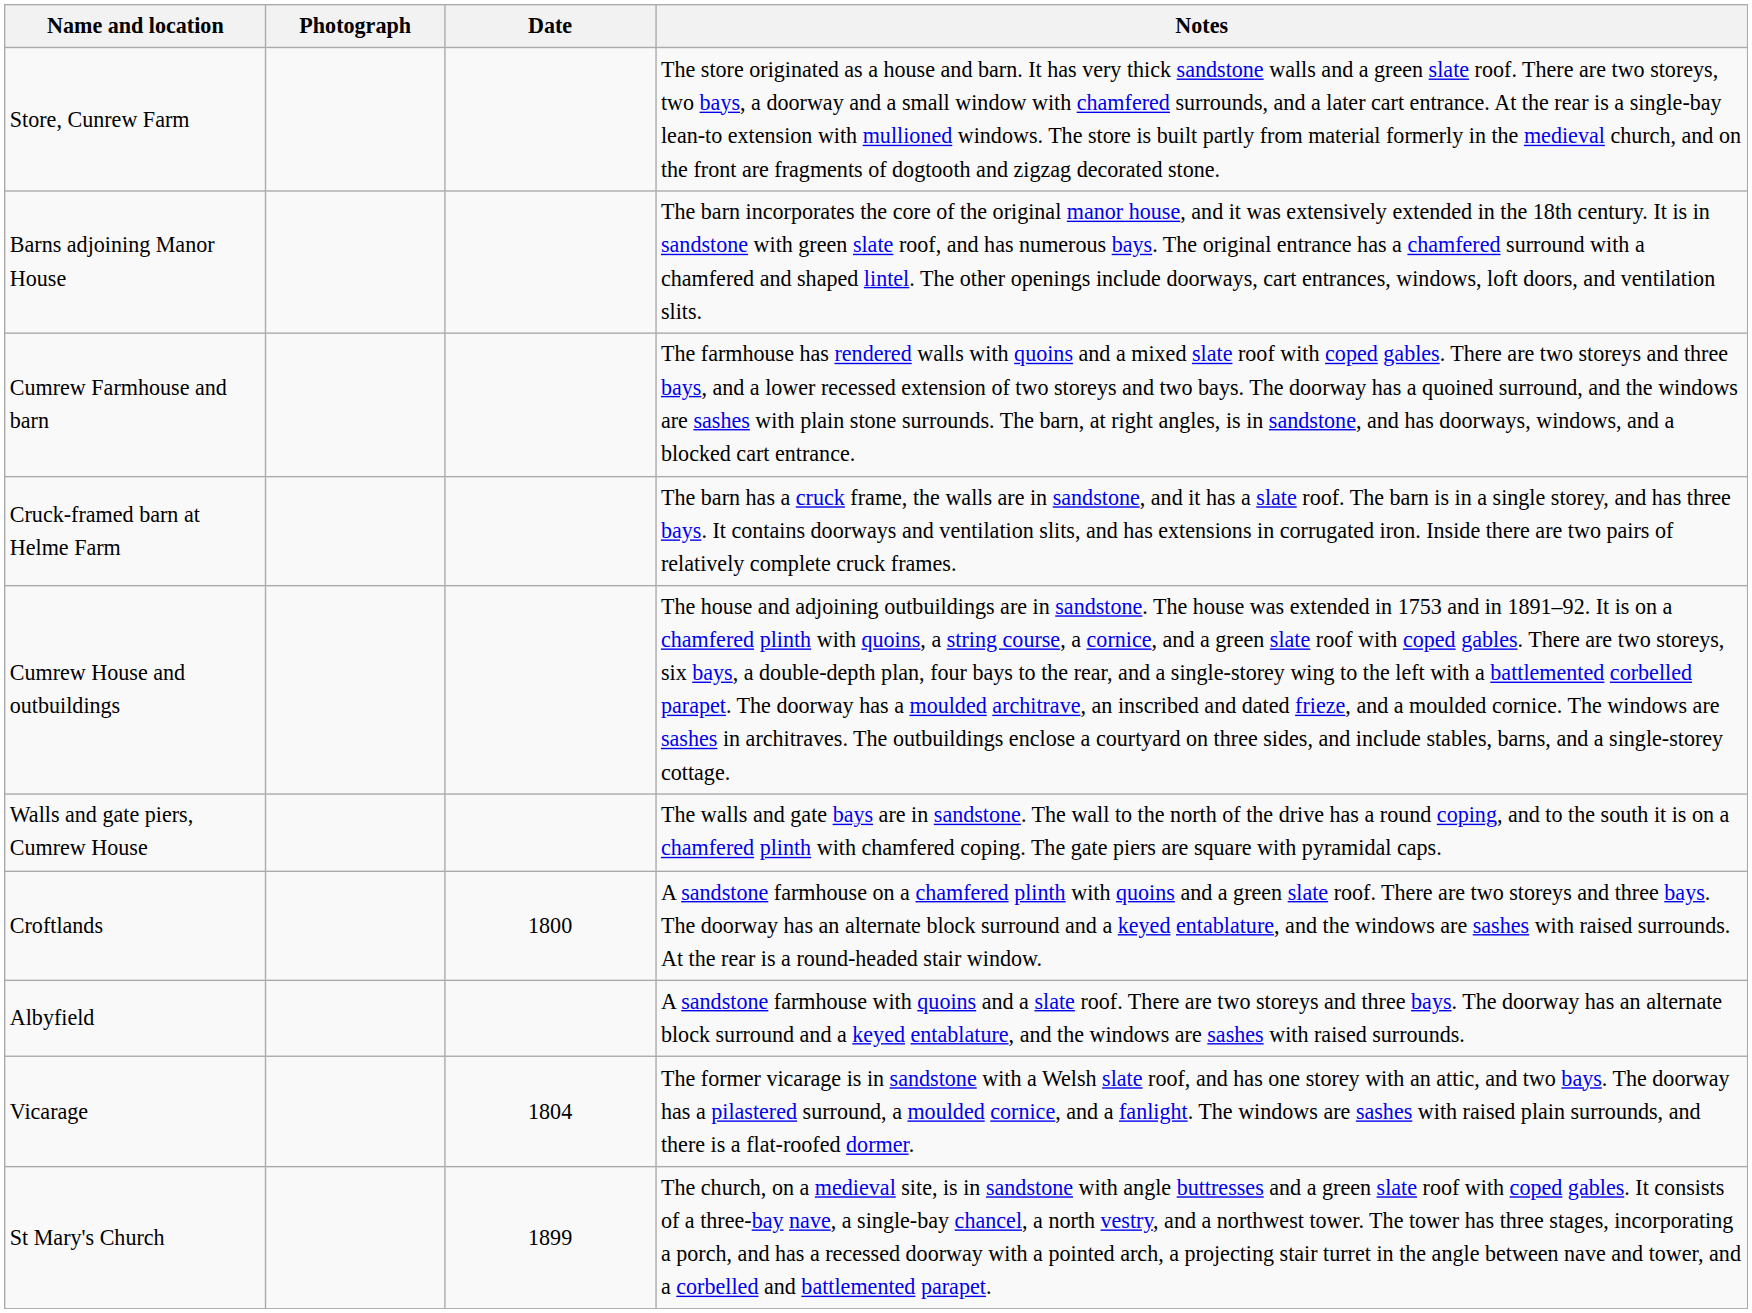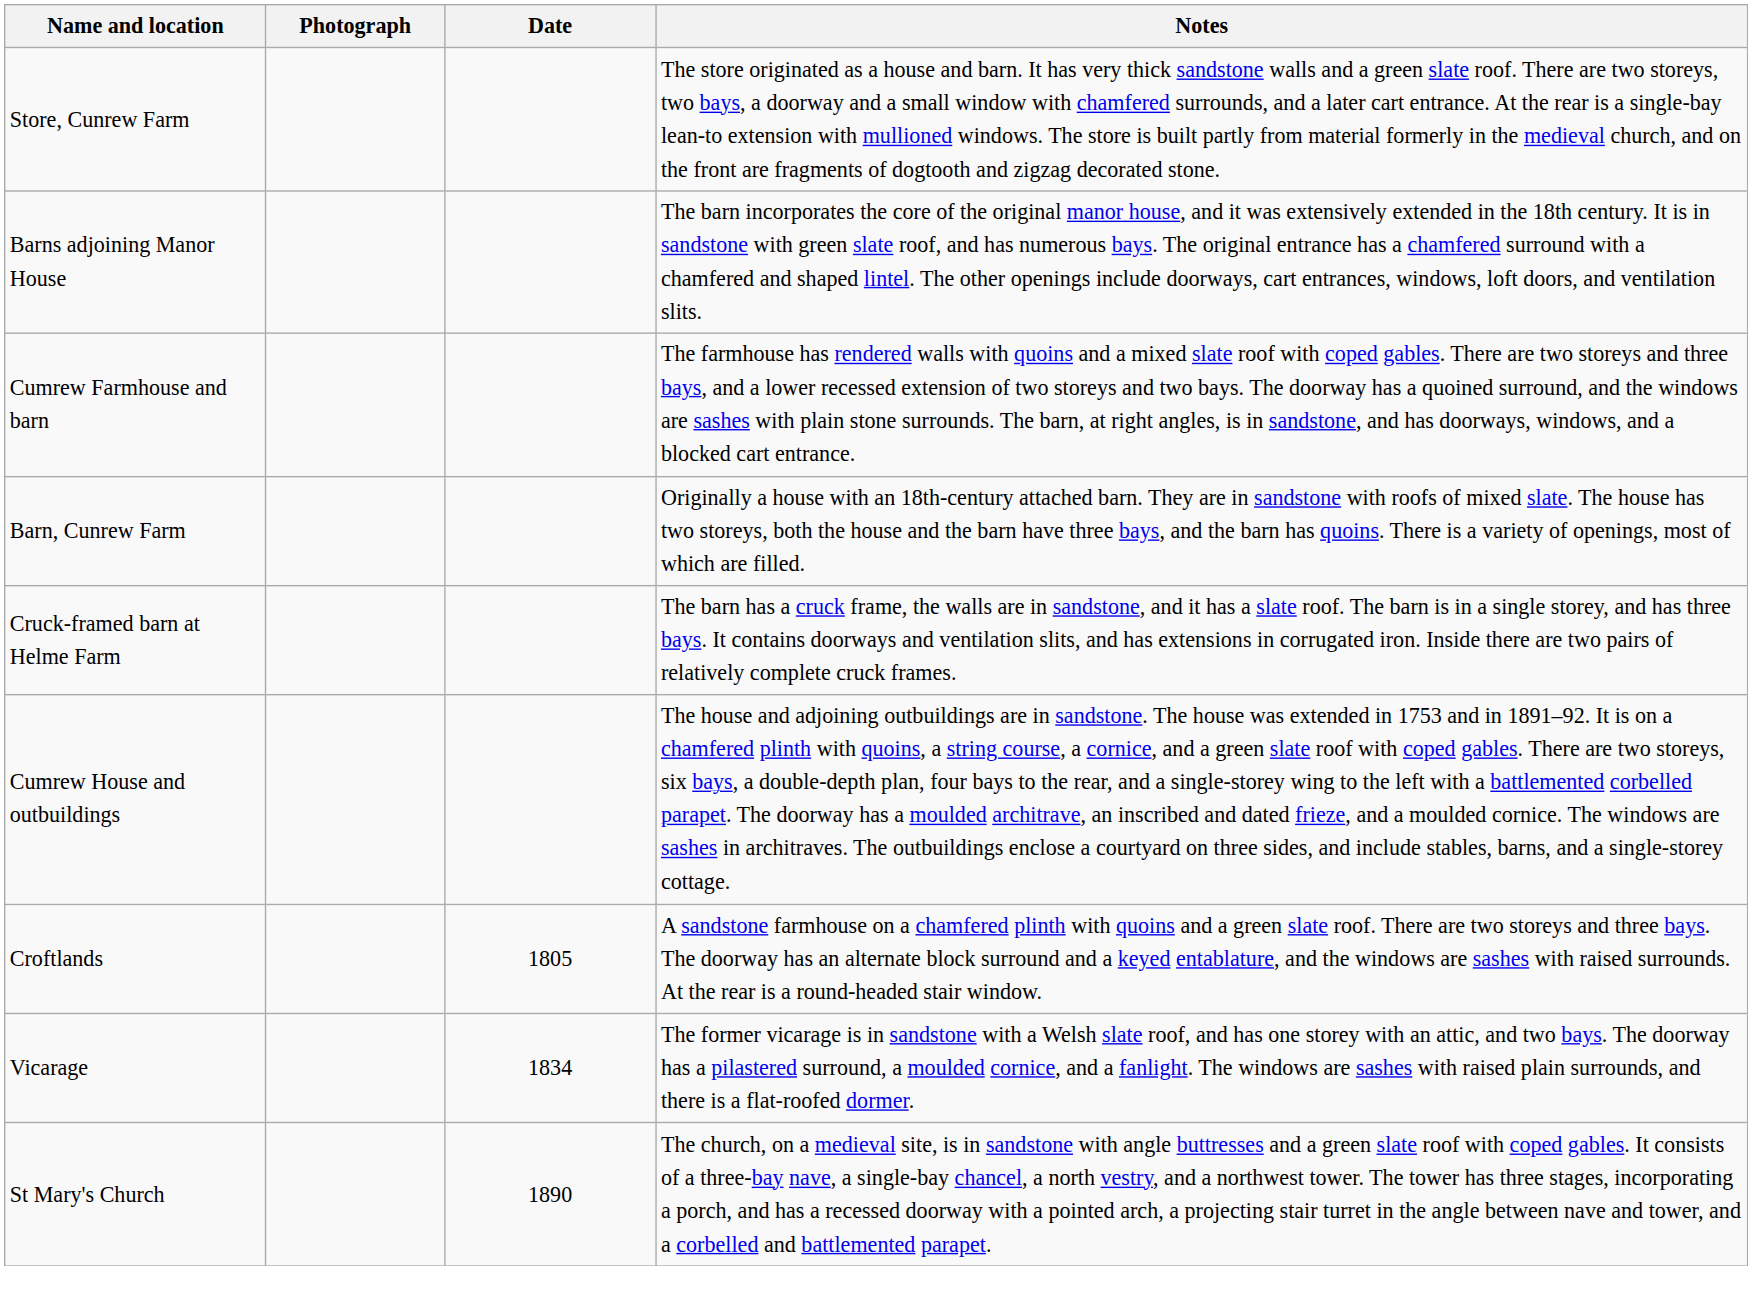+ row: (98, 530)
- row: (101, 832)
(550, 925) 1800 -> (550, 958) 1805
- row: (52, 1018)
(550, 1111) 1804 -> (550, 1068) 1834
(550, 1237) 1899 -> (550, 1194) 1890
